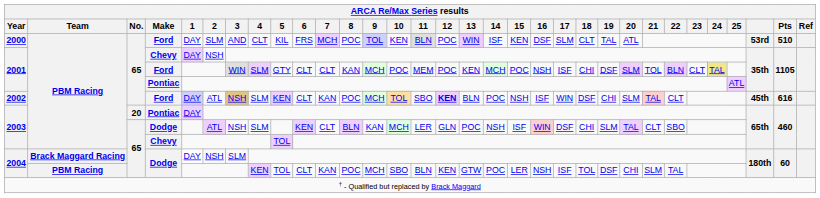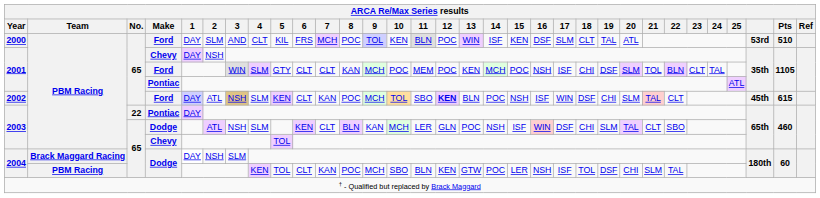(717, 69) khaki background -> (717, 69) no background
(785, 98) 616 -> (785, 98) 615
(136, 113) 20 -> (136, 113) 22
